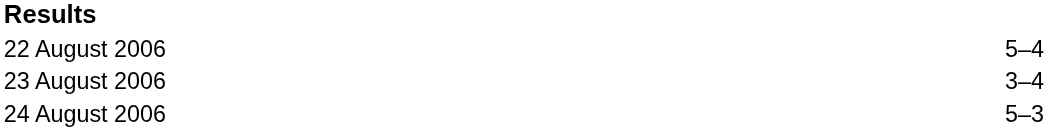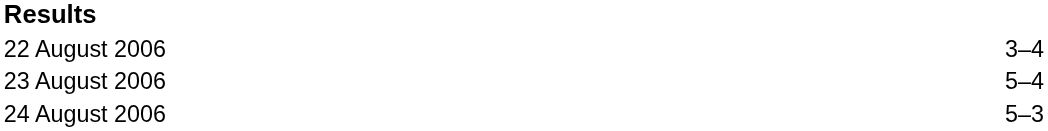(1024, 49) 5–4 -> (1024, 49) 3–4
(1024, 81) 3–4 -> (1024, 81) 5–4
